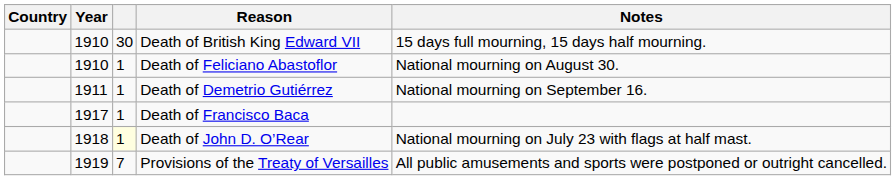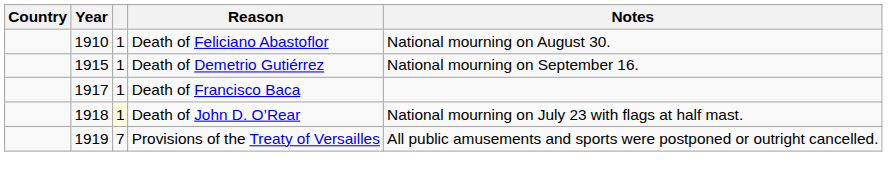- row: (250, 41)
(91, 90) 1911 -> (92, 66) 1915
